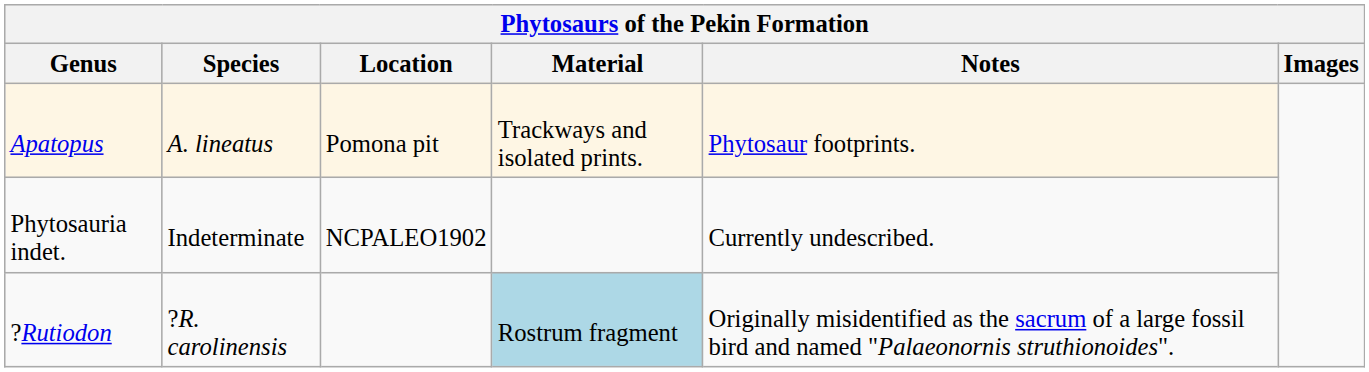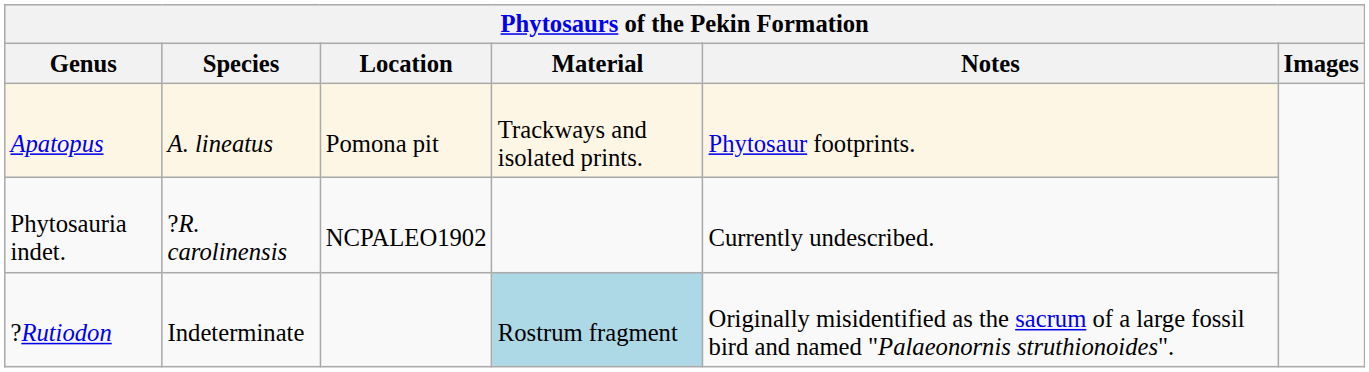(236, 238) Indeterminate -> (227, 238) ?R. carolinensis
(227, 332) ?R. carolinensis -> (236, 332) Indeterminate
